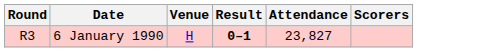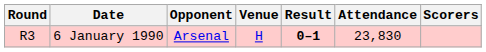+ column: (201, 15)
(308, 37) 23,827 -> (378, 37) 23,830
